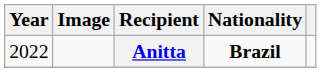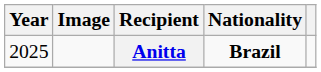(29, 51) 2022 -> (29, 51) 2025
